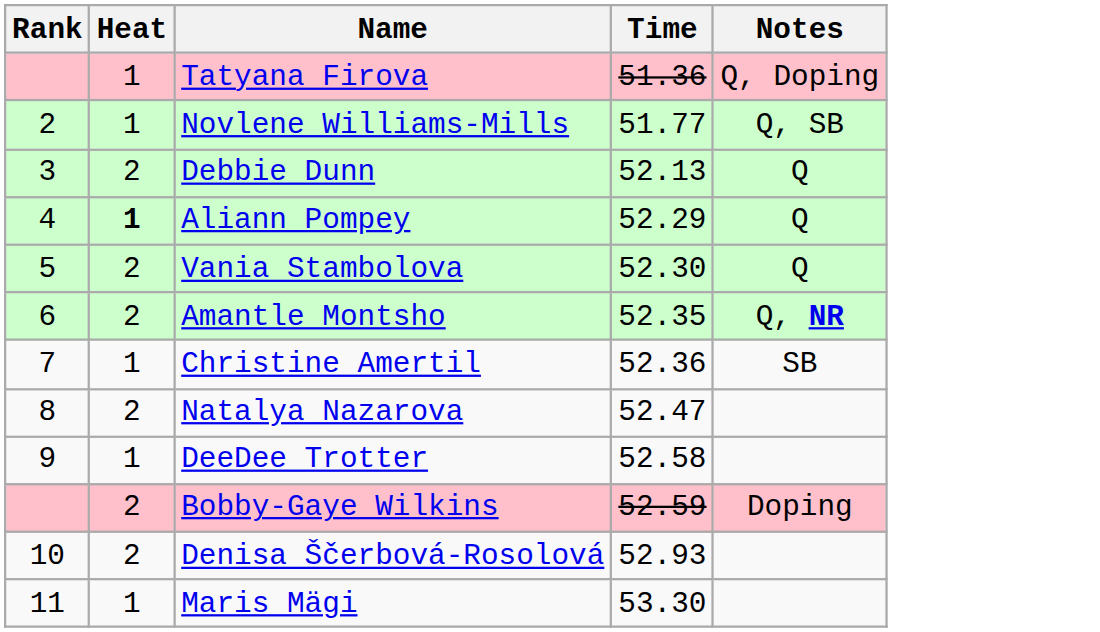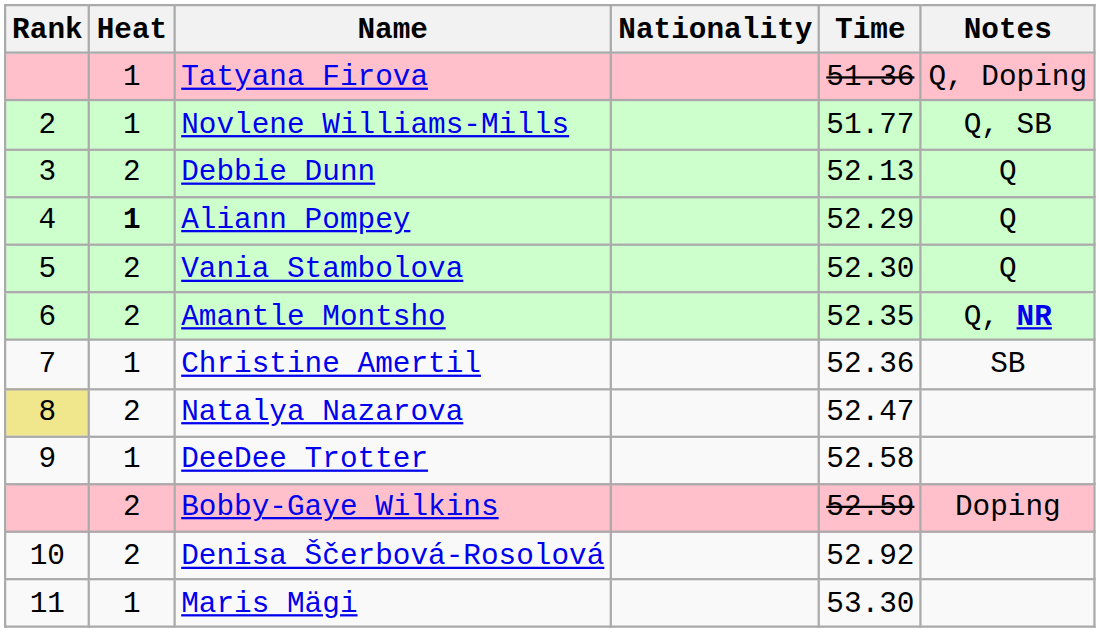+ column: (715, 29)
(47, 412) no background -> (47, 412) khaki background
(662, 556) 52.93 -> (870, 556) 52.92
